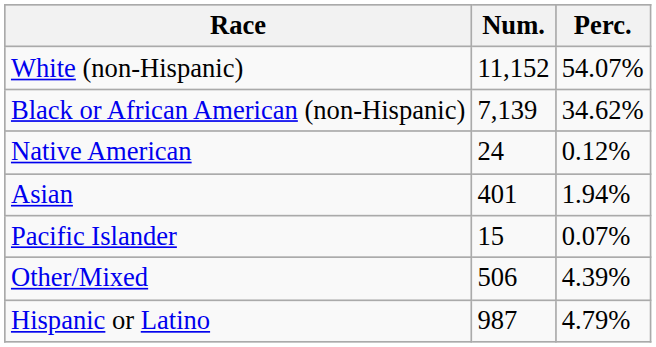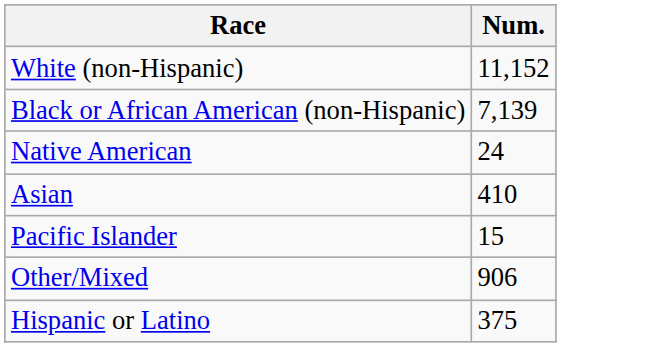- column: (603, 25)
(497, 194) 401 -> (497, 194) 410
(497, 278) 506 -> (497, 278) 906
(497, 320) 987 -> (497, 320) 375
